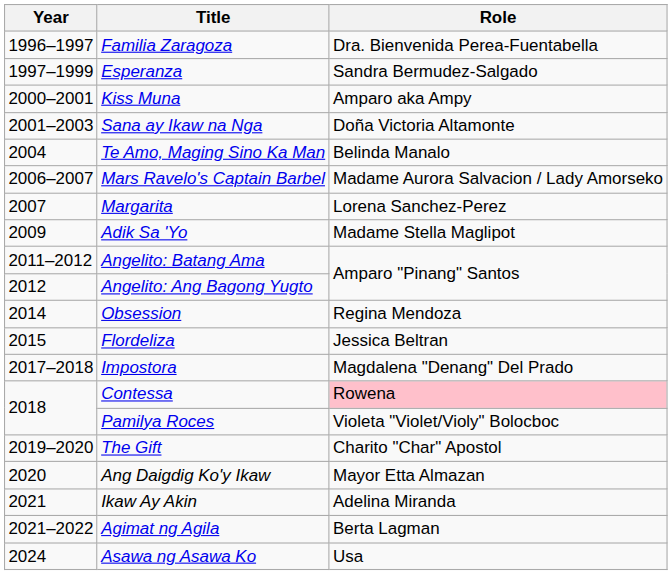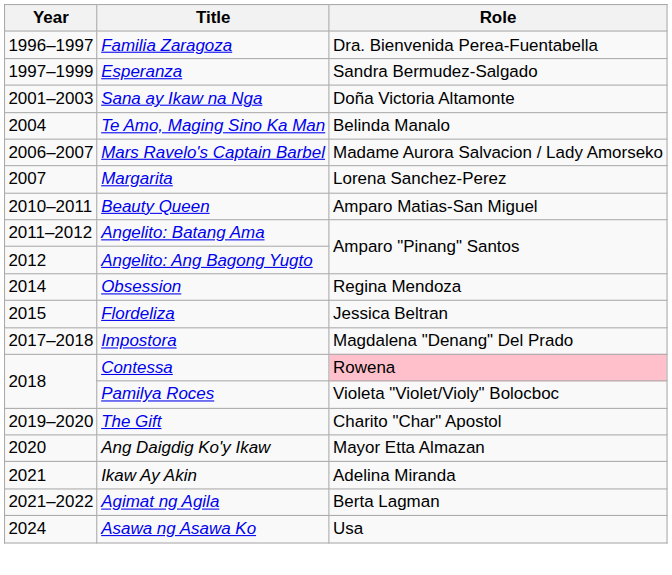- row: (141, 98)
- row: (144, 233)
+ row: (155, 206)
